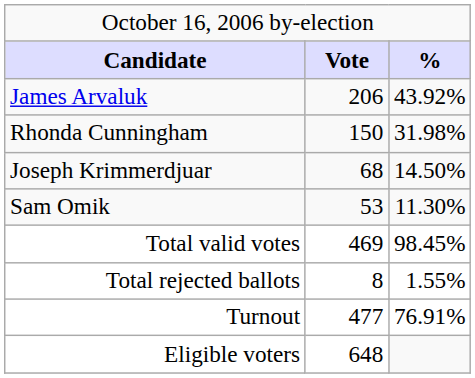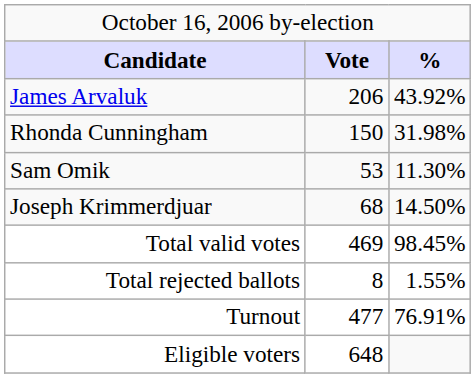rows swapped: (111, 170) <-> (60, 206)
